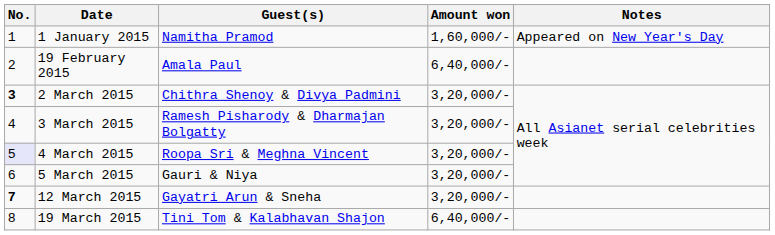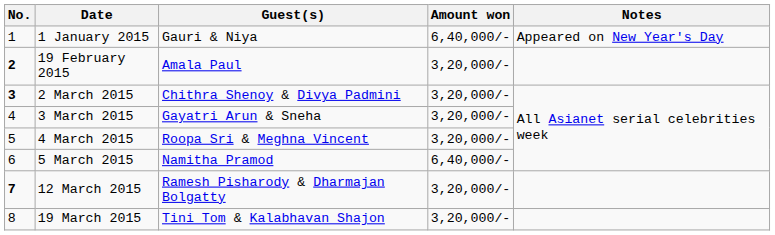(218, 37) Namitha Pramod -> (210, 37) Gauri & Niya
(471, 37) 1,60,000/- -> (471, 37) 6,40,000/-
(12, 66) normal -> (12, 66) bold
(471, 66) 6,40,000/- -> (471, 66) 3,20,000/-
(273, 125) Ramesh Pisharody & Dharmajan Bolgatty -> (242, 117) Gayatri Arun & Sneha
(12, 154) lavender background -> (12, 139) no background
(210, 176) Gauri & Niya -> (218, 160) Namitha Pramod
(471, 176) 3,20,000/- -> (471, 160) 6,40,000/-
(242, 197) Gayatri Arun & Sneha -> (273, 190) Ramesh Pisharody & Dharmajan Bolgatty
(471, 219) 6,40,000/- -> (471, 219) 3,20,000/-
